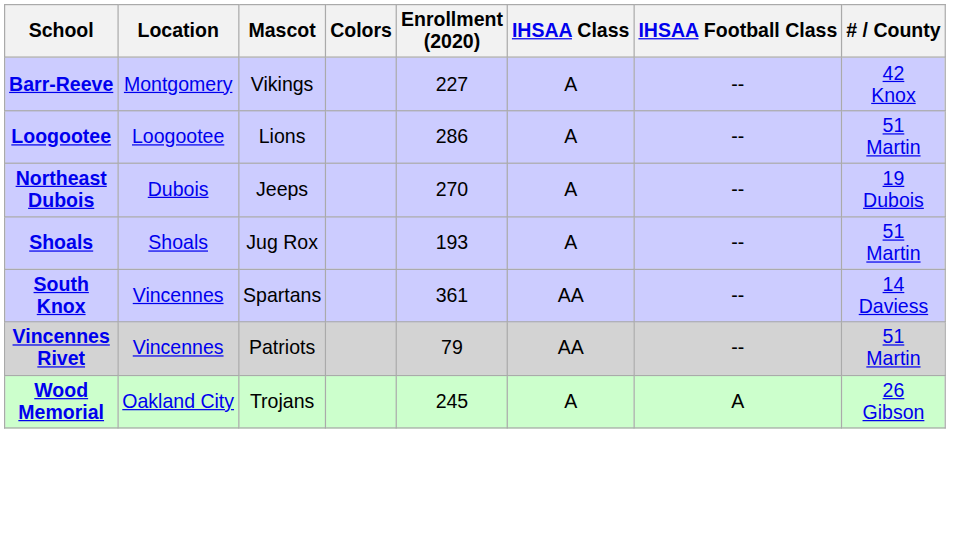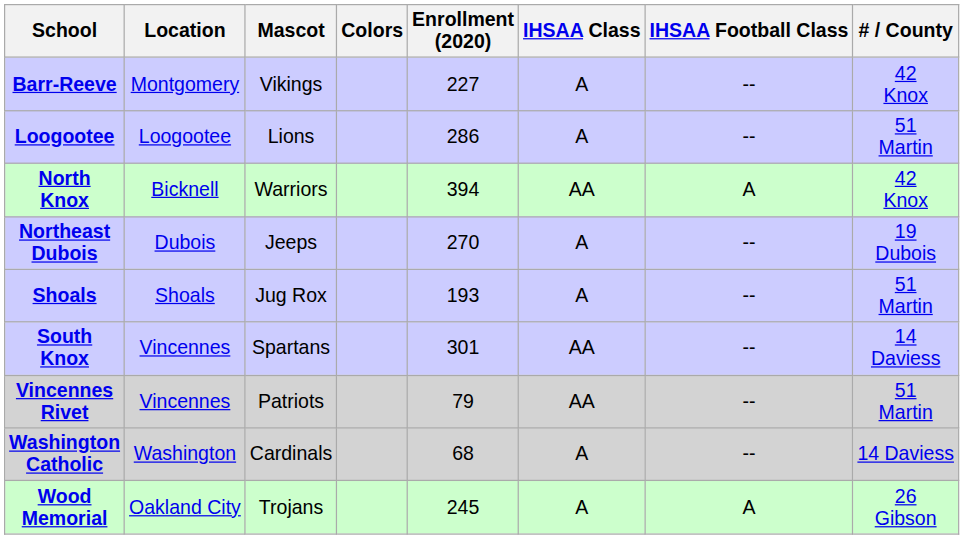+ row: (65, 189)
(452, 295) 361 -> (463, 348) 301
+ row: (65, 454)
